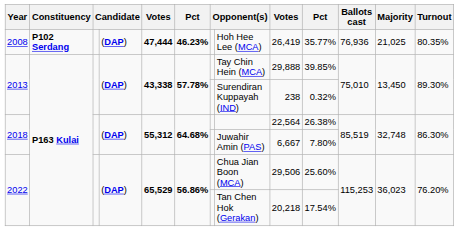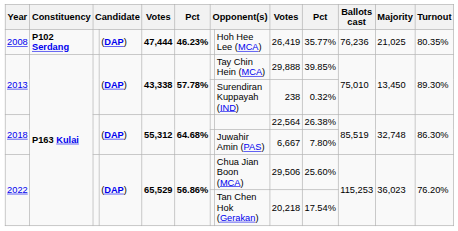(354, 42) 76,936 -> (354, 42) 76,236
